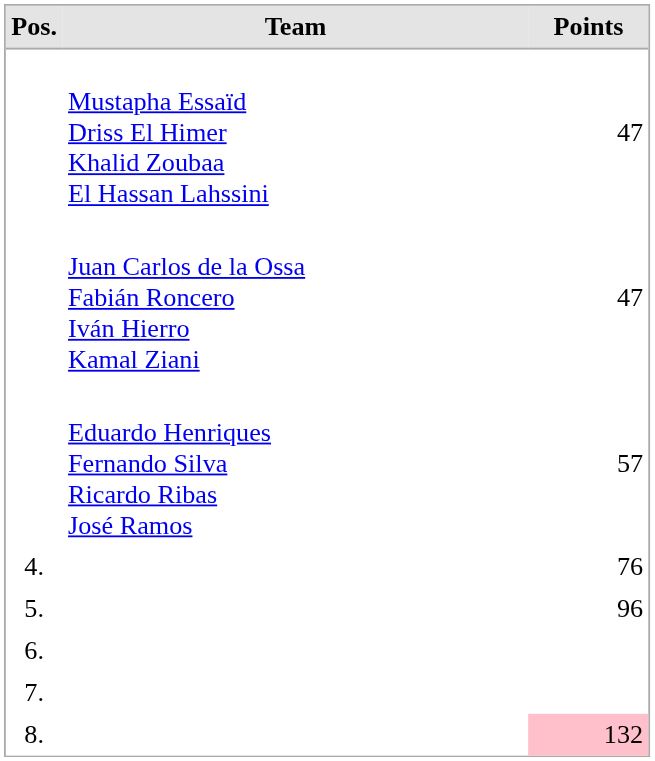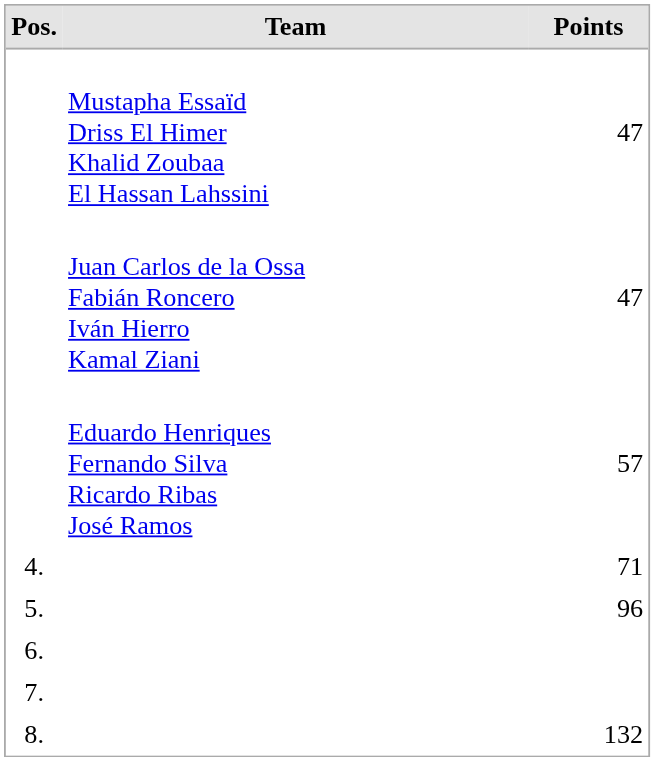(630, 566) 76 -> (630, 566) 71
(624, 734) pink background -> (624, 734) no background
